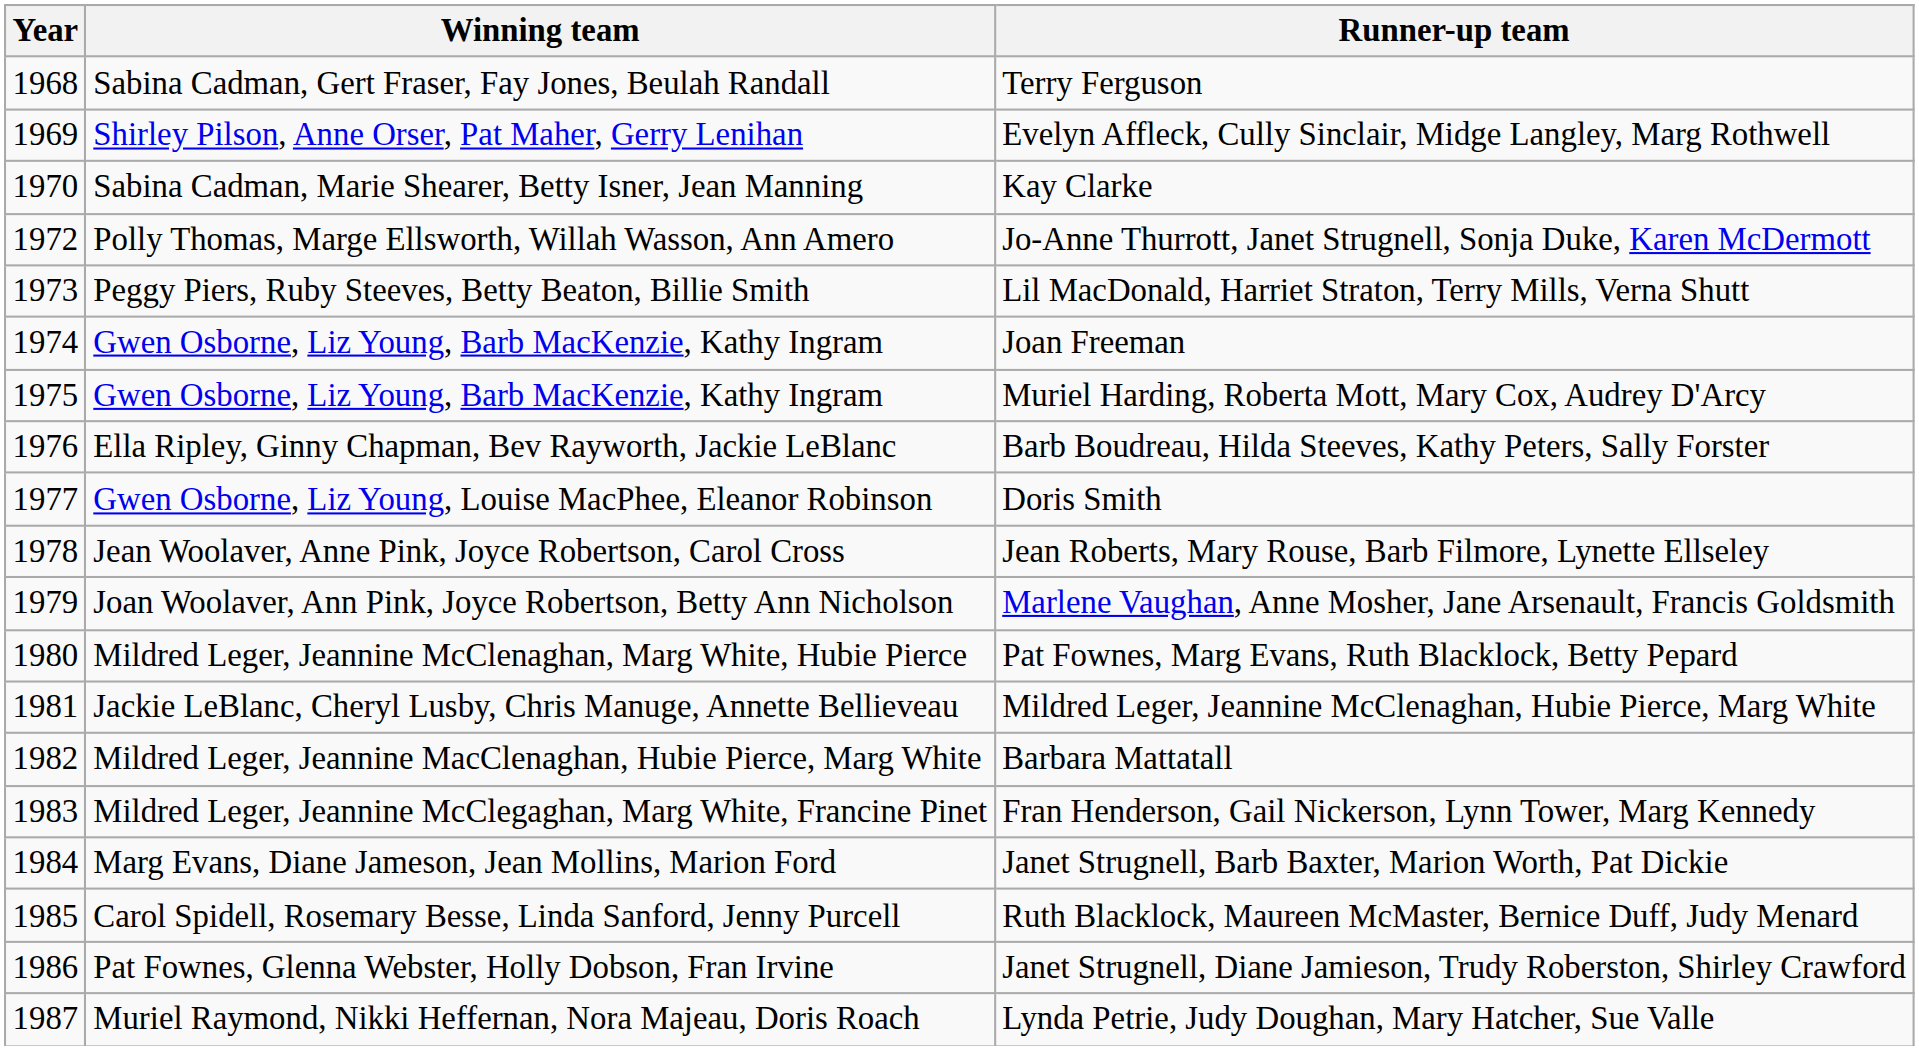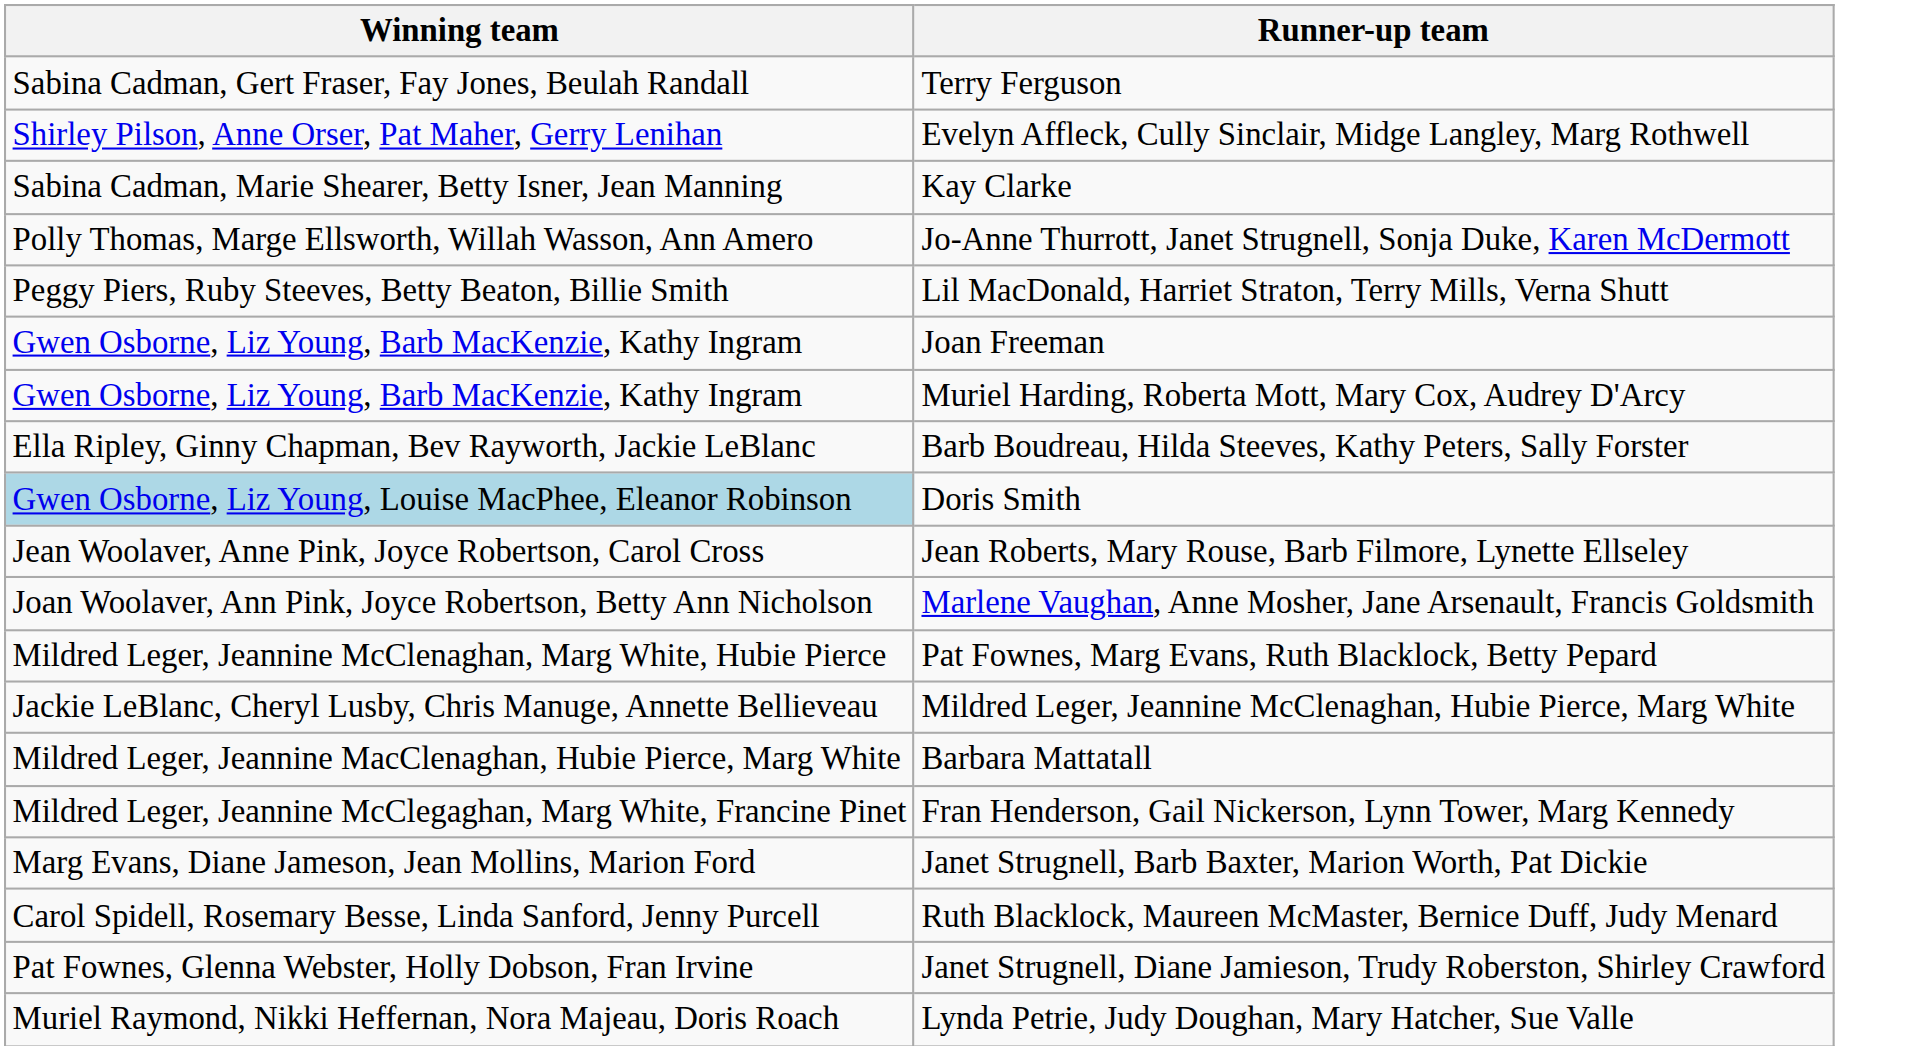- column: (45, 30)
(513, 498) no background -> (432, 498) lightblue background
